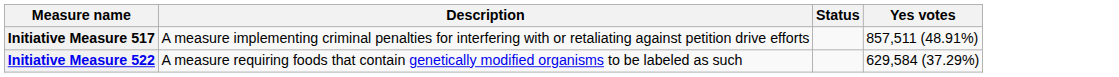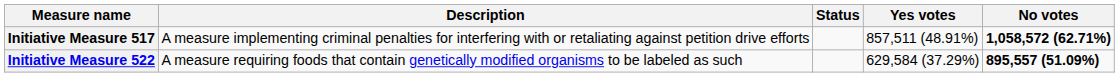+ column: (1048, 15)
